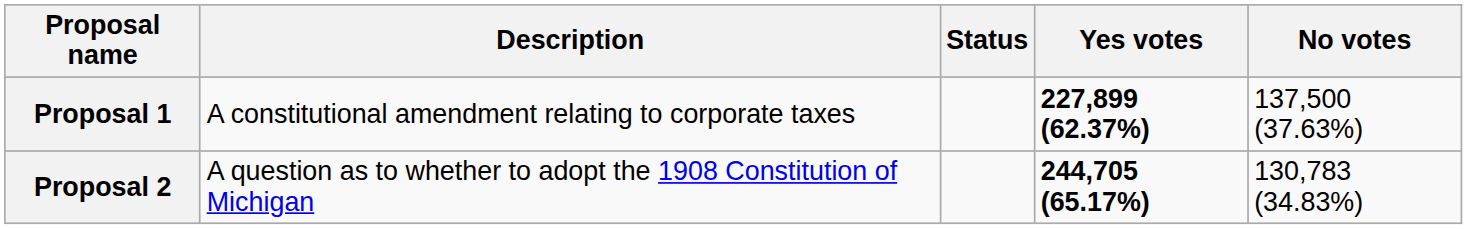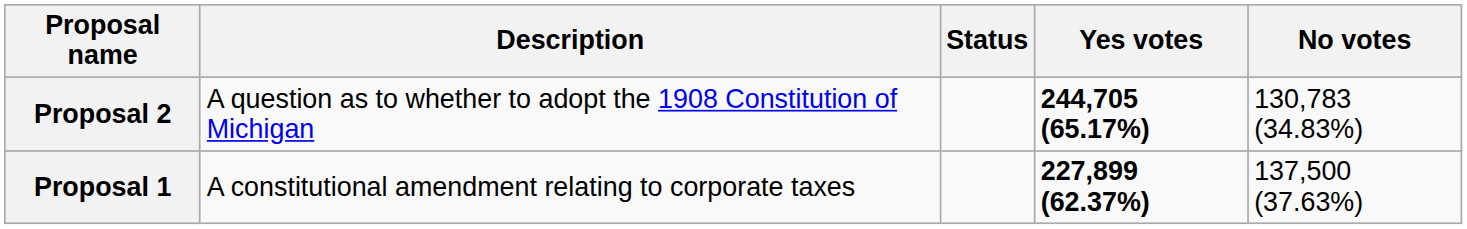rows swapped: (103, 113) <-> (103, 186)
